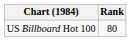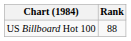(112, 28) 80 -> (112, 28) 88
